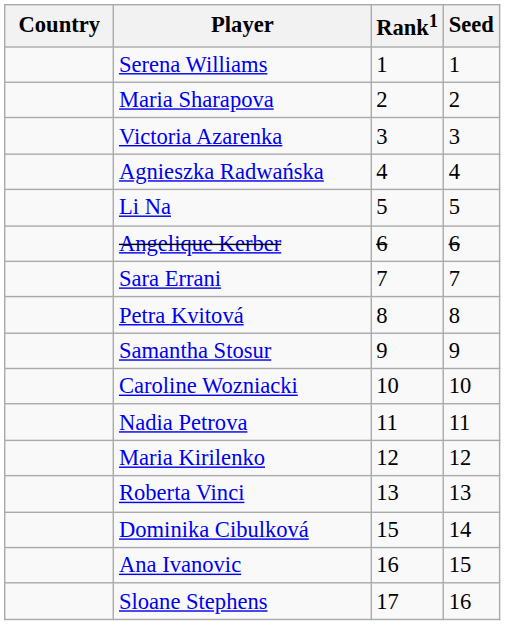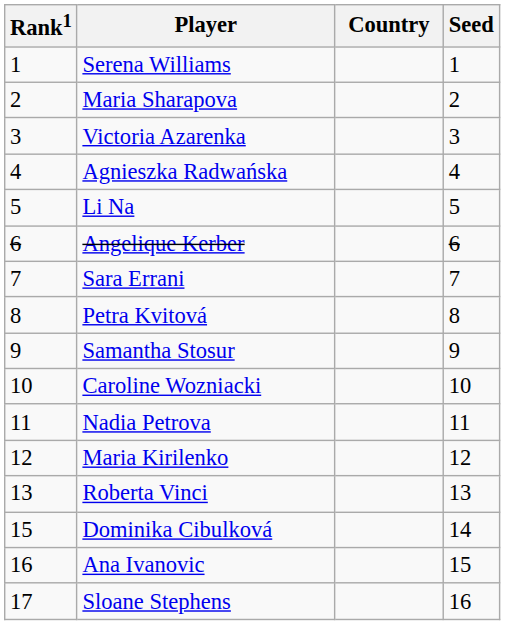columns swapped: (59, 25) <-> (407, 25)
